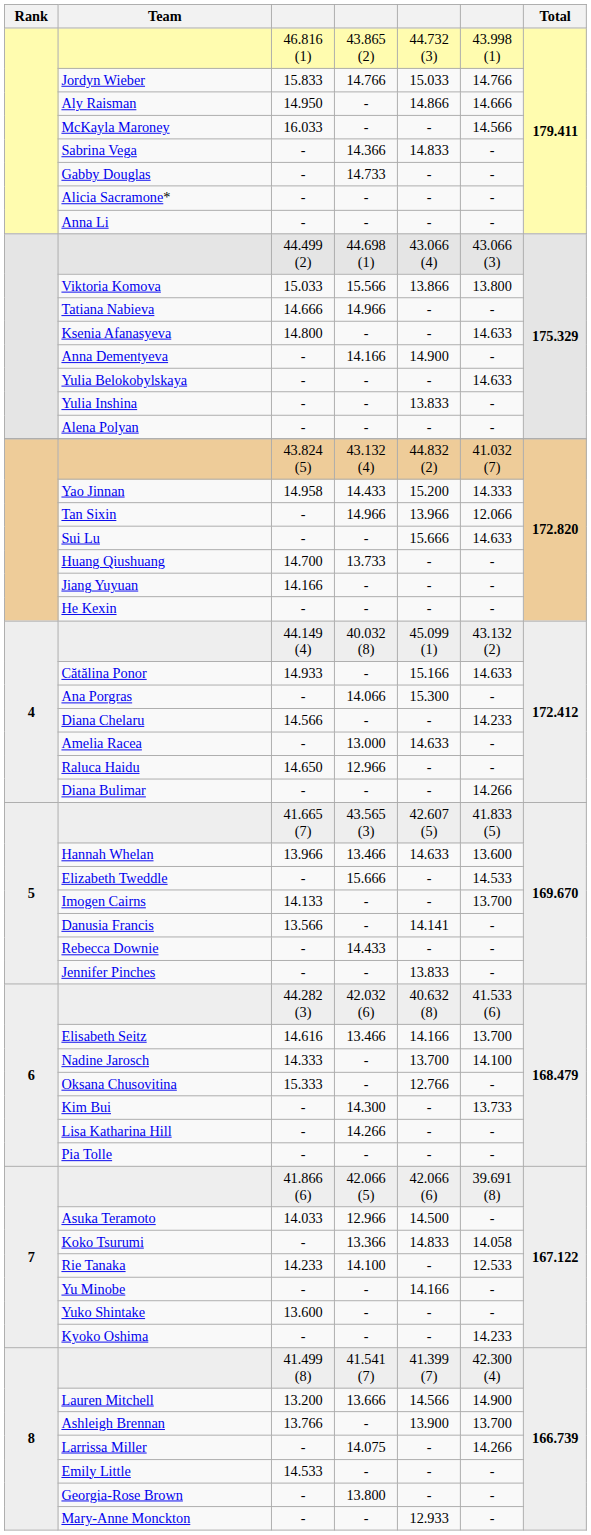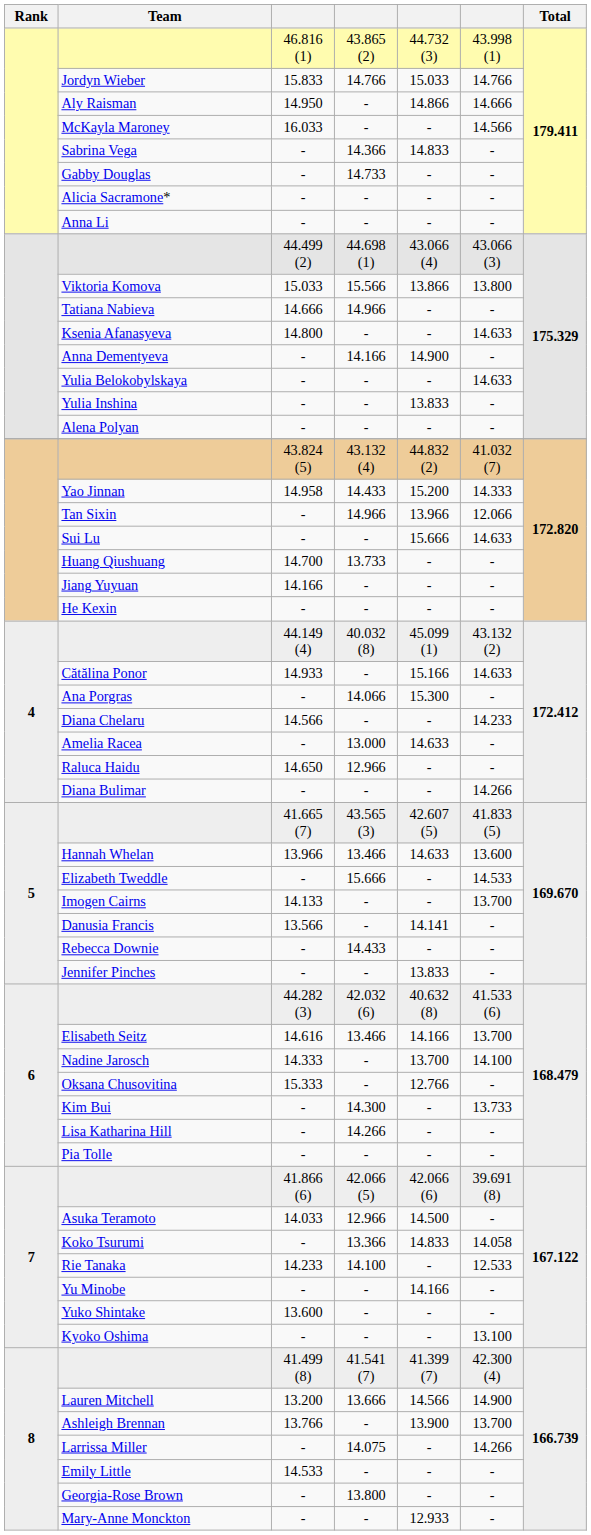(492, 1336) 14.233 -> (492, 1336) 13.100
